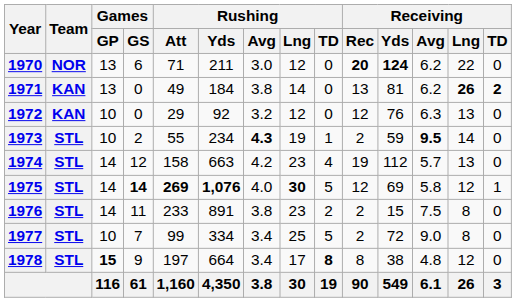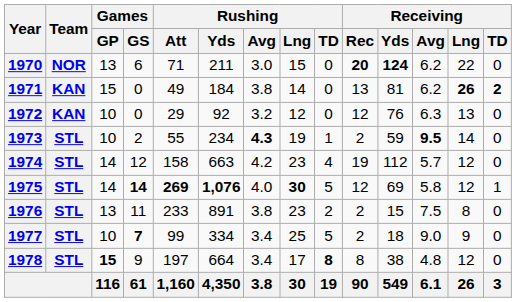(297, 65) 12 -> (297, 65) 15
(108, 89) 13 -> (108, 89) 15
(466, 162) 13 -> (466, 162) 12
(108, 211) 14 -> (108, 211) 13
(138, 235) normal -> (138, 235) bold
(395, 235) 72 -> (395, 235) 18
(466, 235) 8 -> (466, 235) 9
